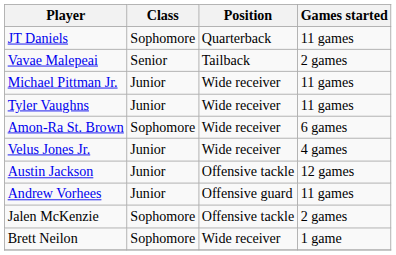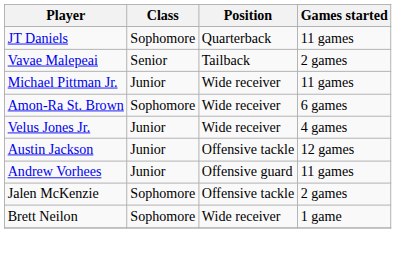- row: (48, 104)
